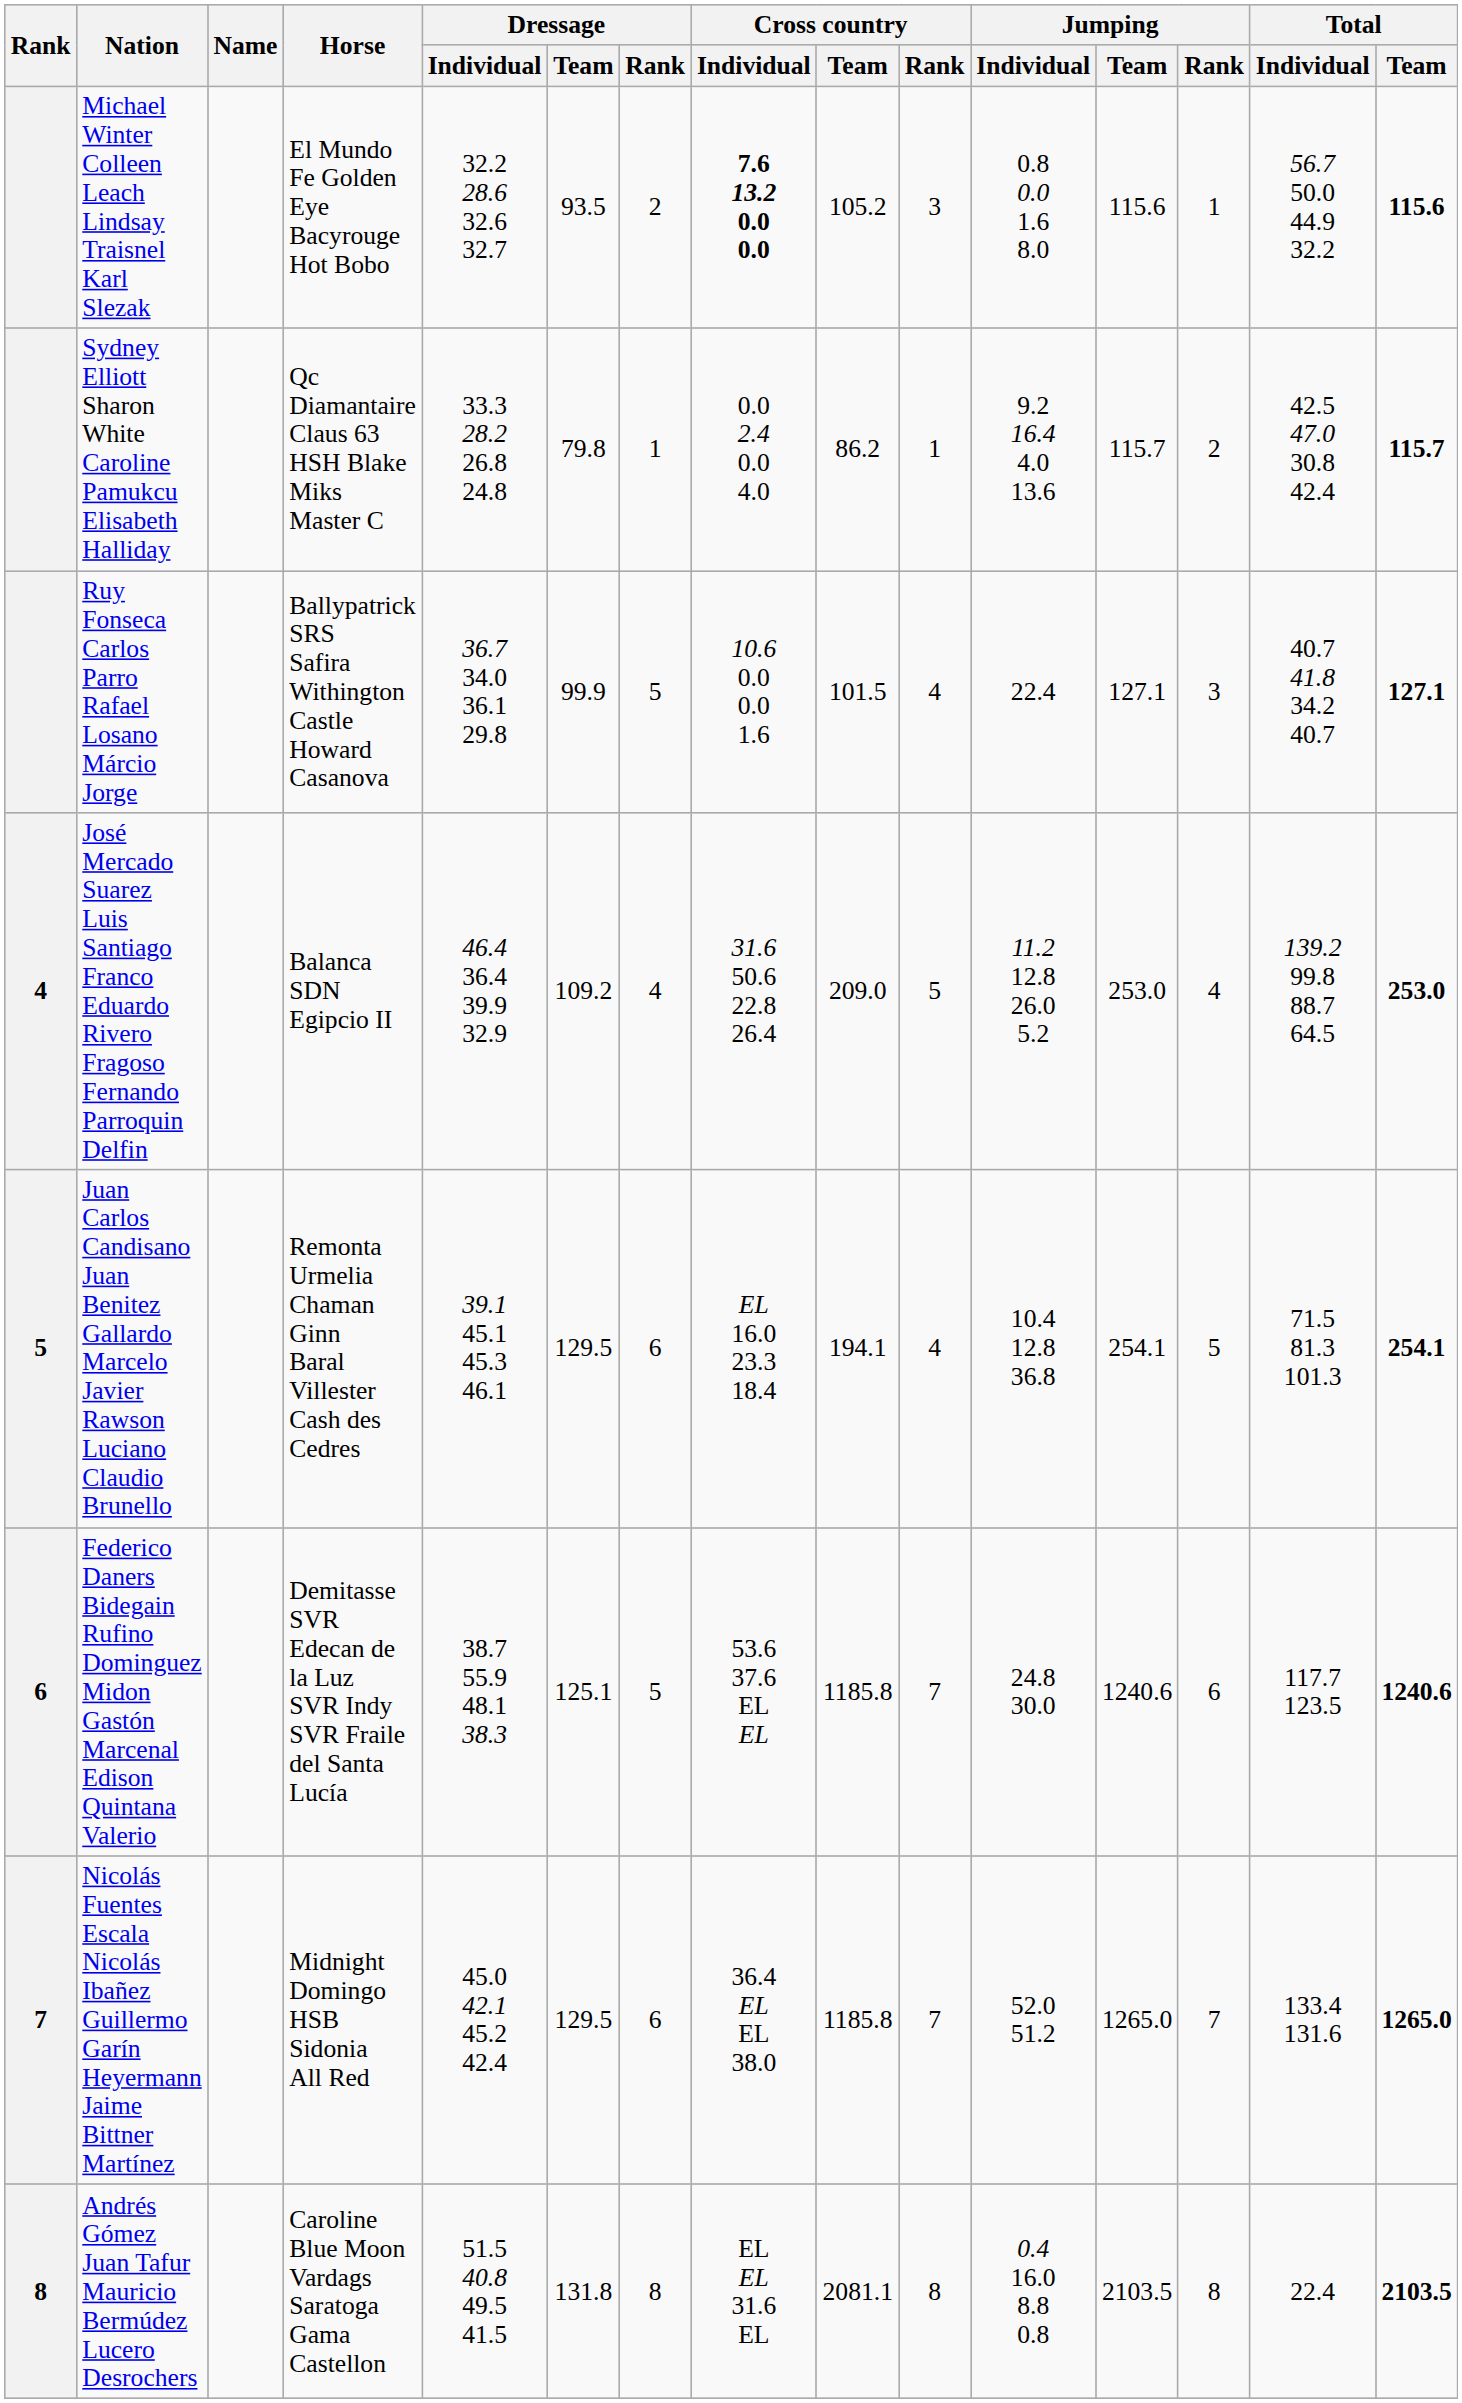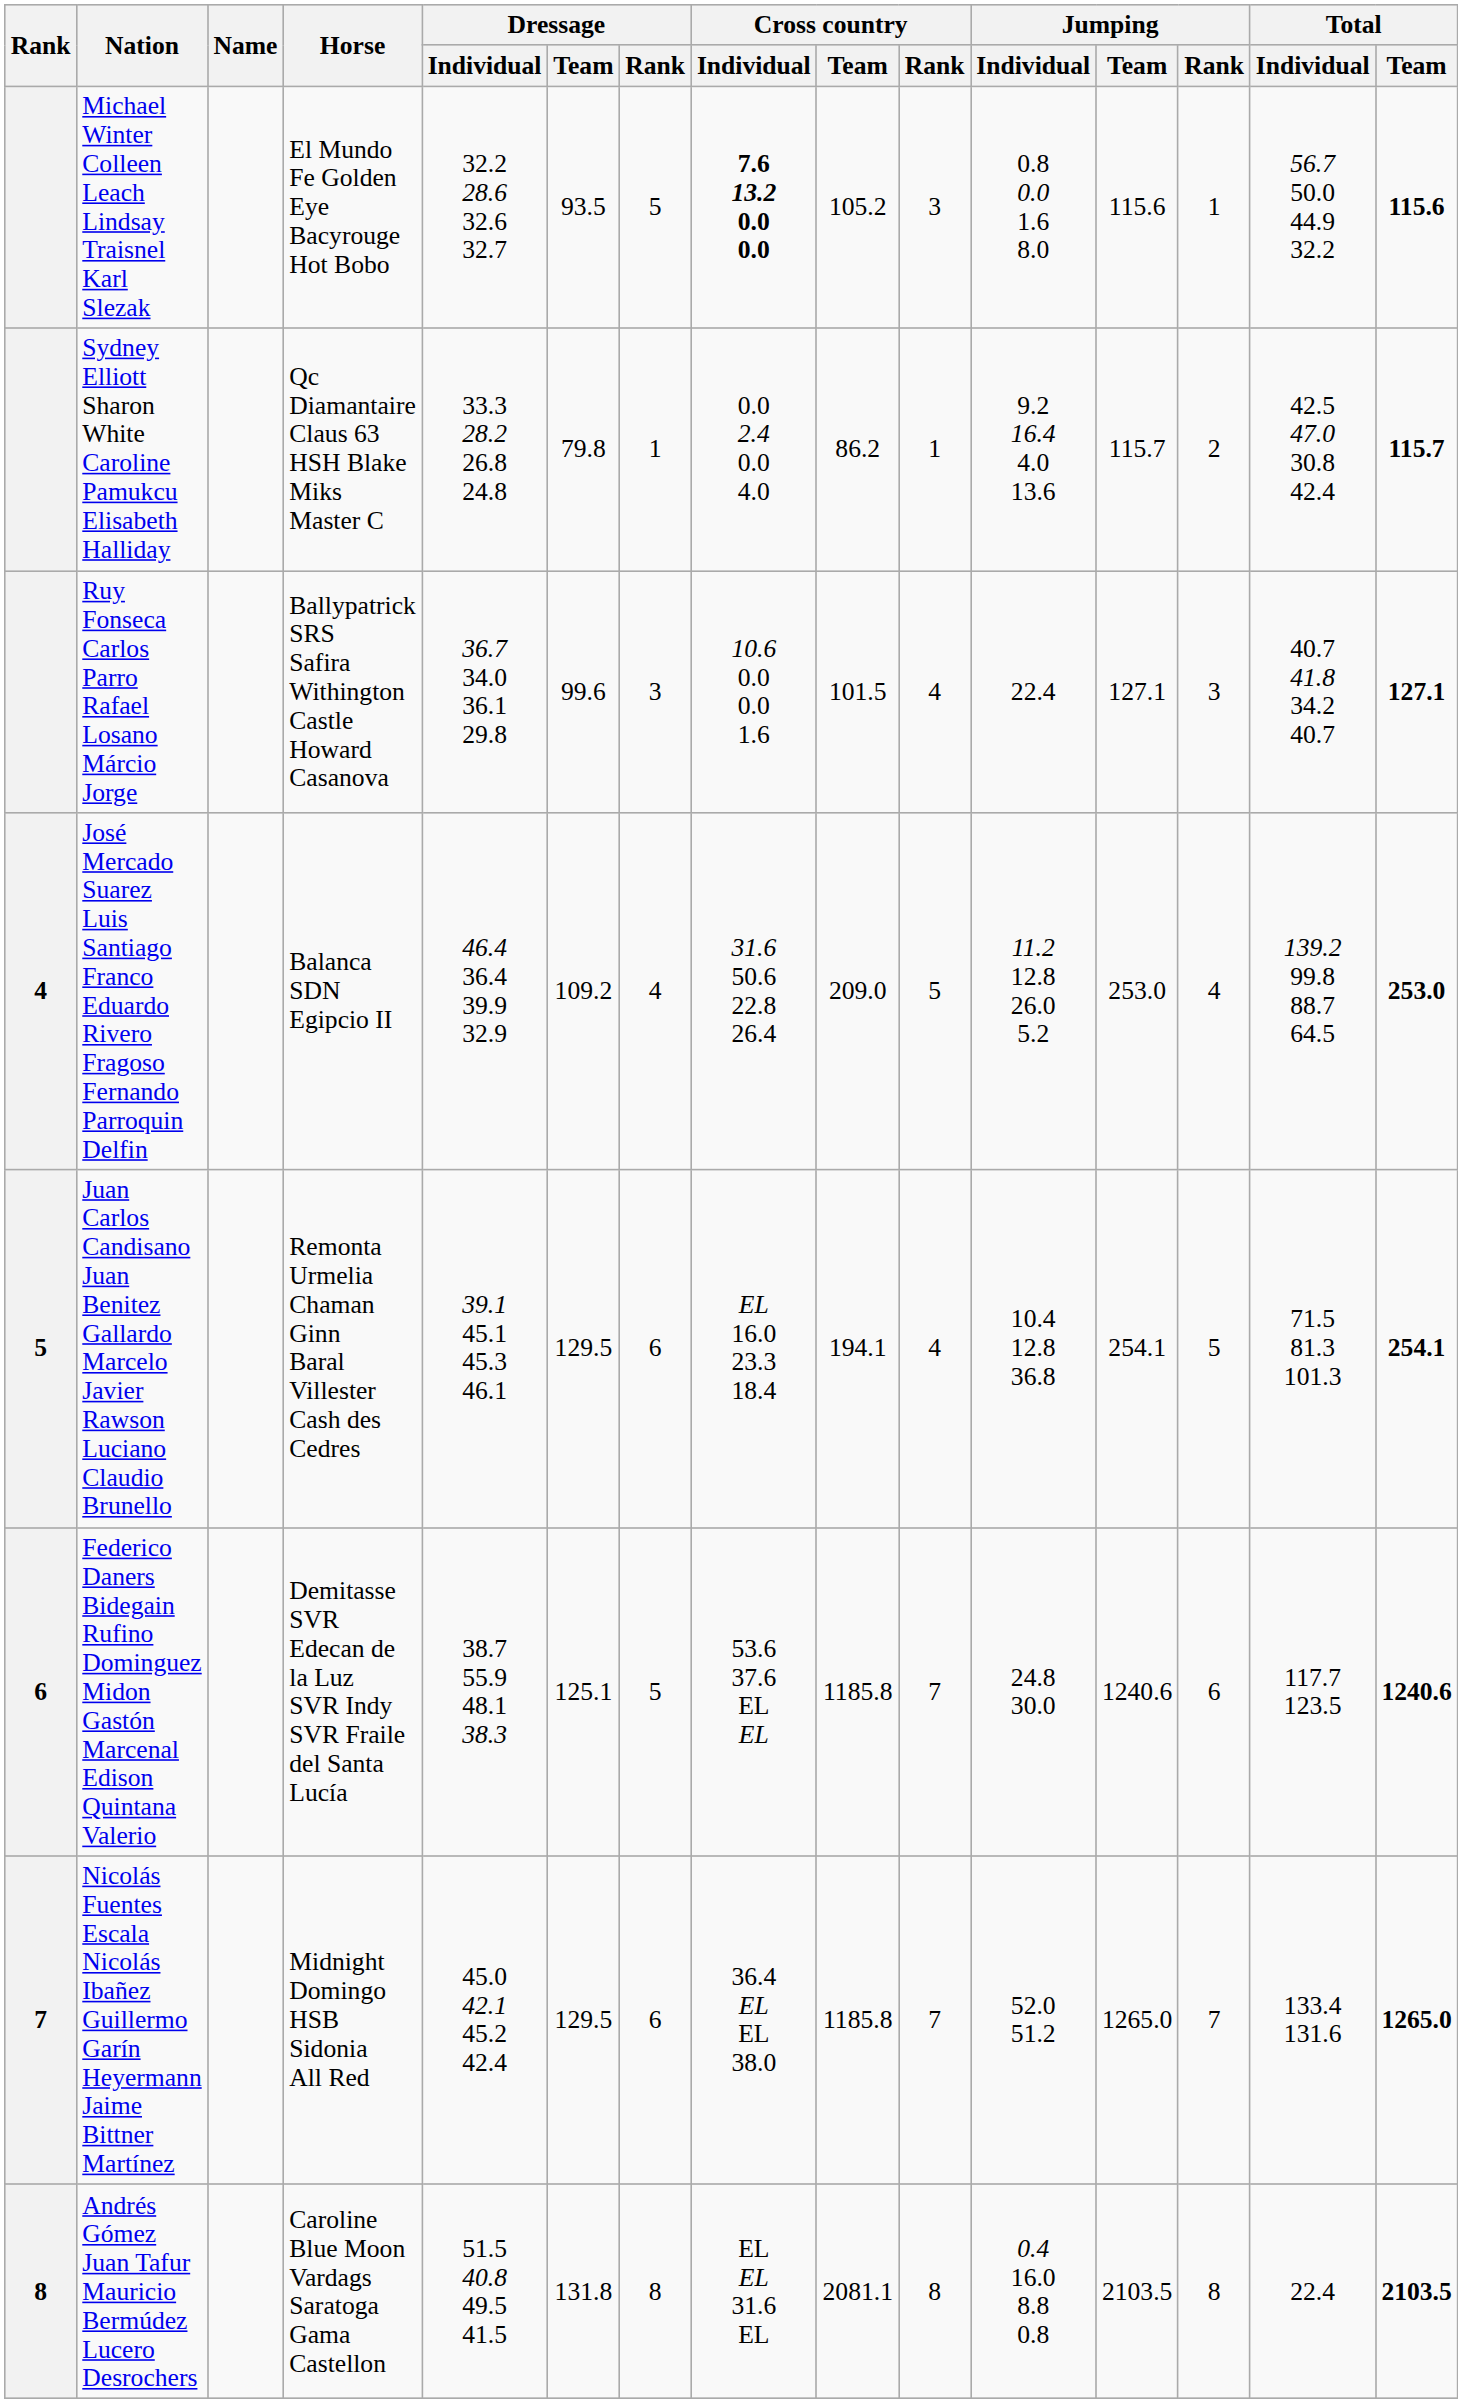(655, 206) 2 -> (655, 206) 5
(583, 691) 99.9 -> (583, 691) 99.6
(655, 691) 5 -> (655, 691) 3
